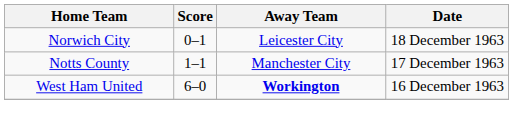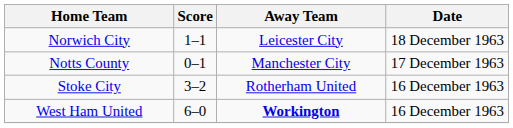(195, 39) 0–1 -> (195, 39) 1–1
(195, 63) 1–1 -> (195, 63) 0–1
+ row: (89, 87)
